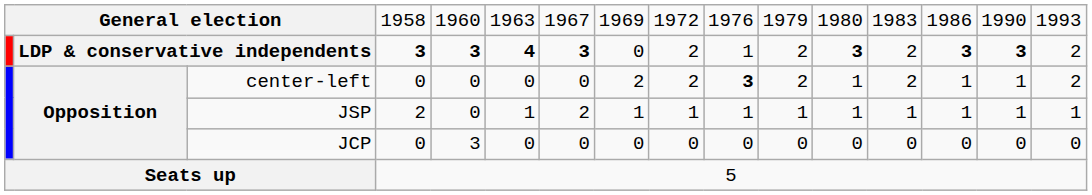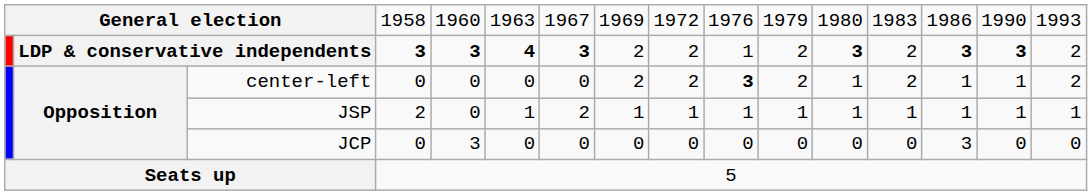(639, 51) 0 -> (639, 51) 2
(966, 144) 0 -> (966, 144) 3
